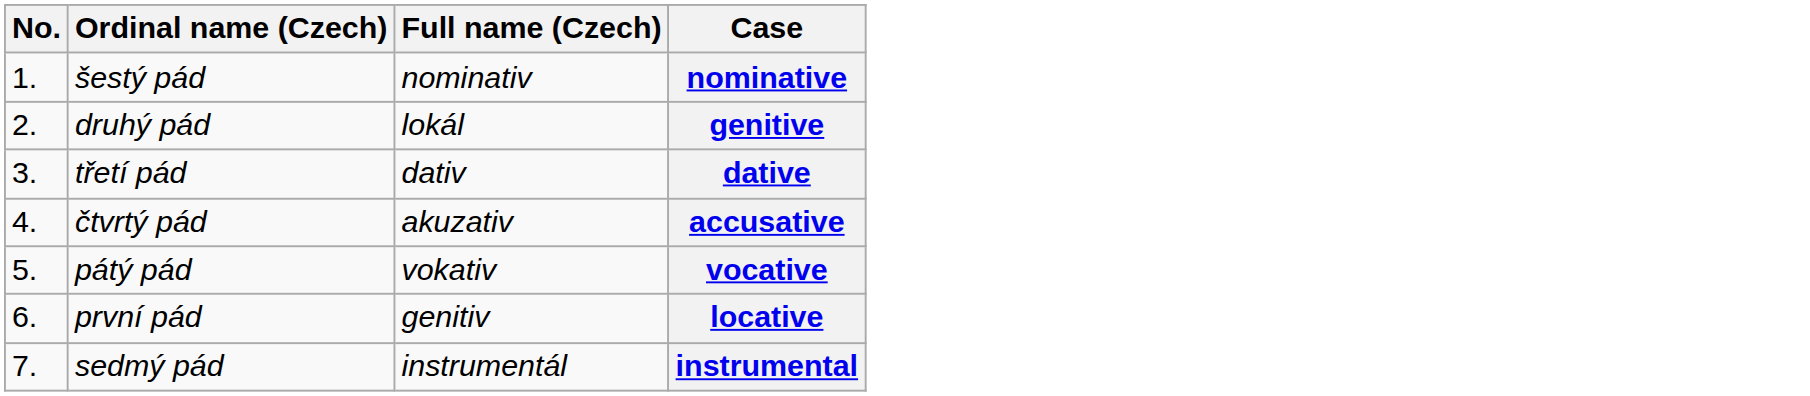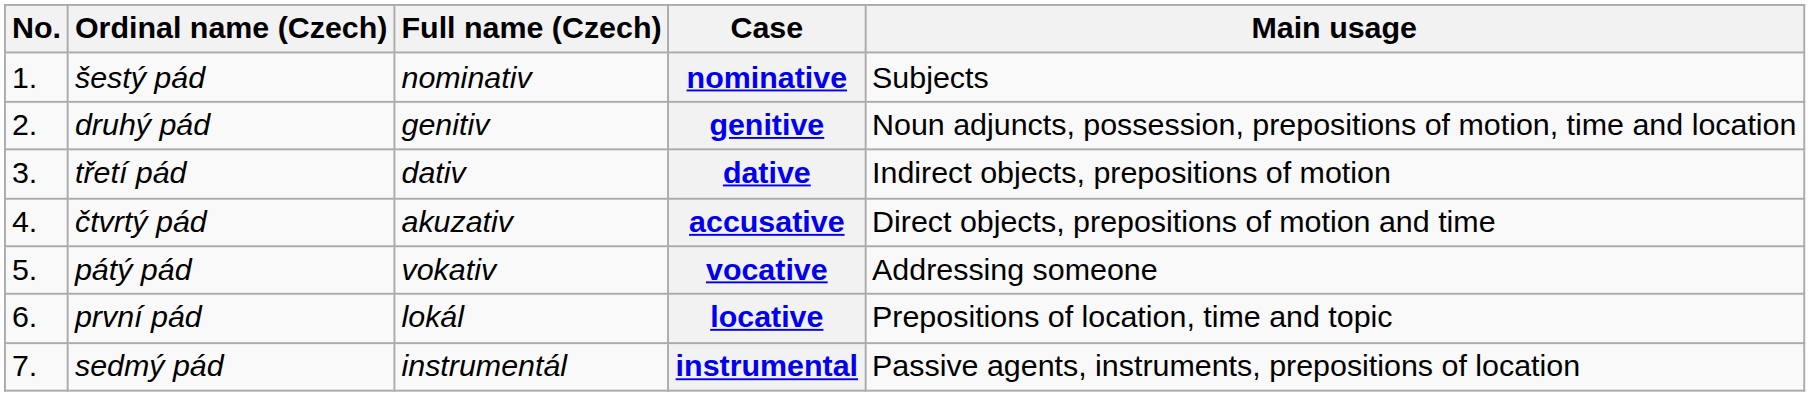+ column: (1334, 28)
(433, 125) lokál -> (445, 125) genitiv
(445, 317) genitiv -> (433, 317) lokál
